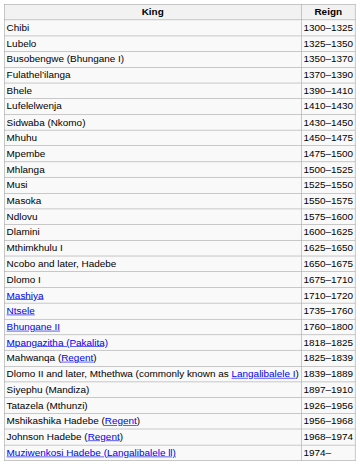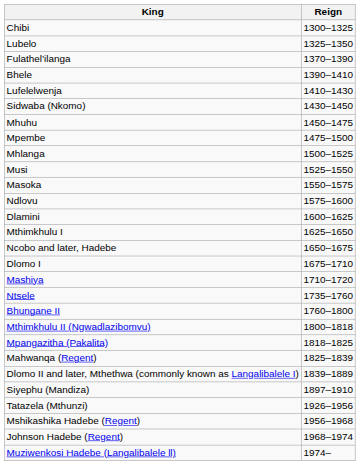- row: (65, 59)
+ row: (79, 327)
